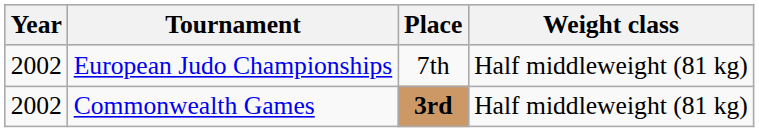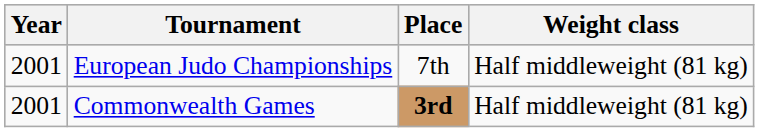(36, 65) 2002 -> (36, 65) 2001
(36, 106) 2002 -> (36, 106) 2001
